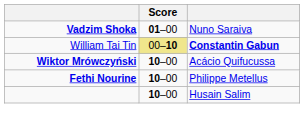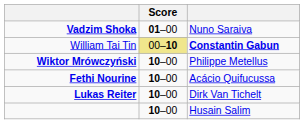(232, 62) Acácio Quifucussa -> (228, 62) Philippe Metellus
(228, 78) Philippe Metellus -> (232, 78) Acácio Quifucussa
+ row: (105, 95)
